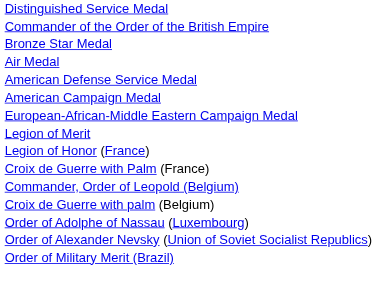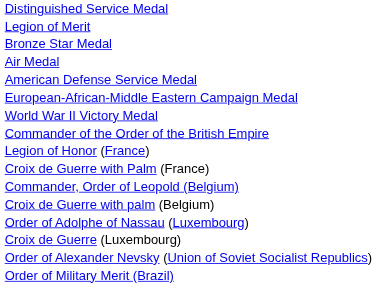rows swapped: (48, 133) <-> (137, 26)
- row: (83, 97)
+ row: (81, 115)
+ row: (93, 240)
